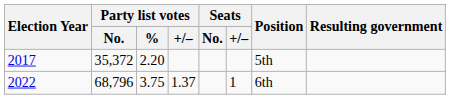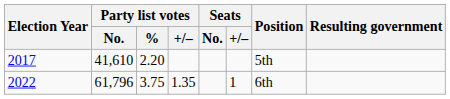(114, 60) 35,372 -> (114, 60) 41,610
(114, 82) 68,796 -> (114, 82) 61,796
(183, 82) 1.37 -> (183, 82) 1.35
